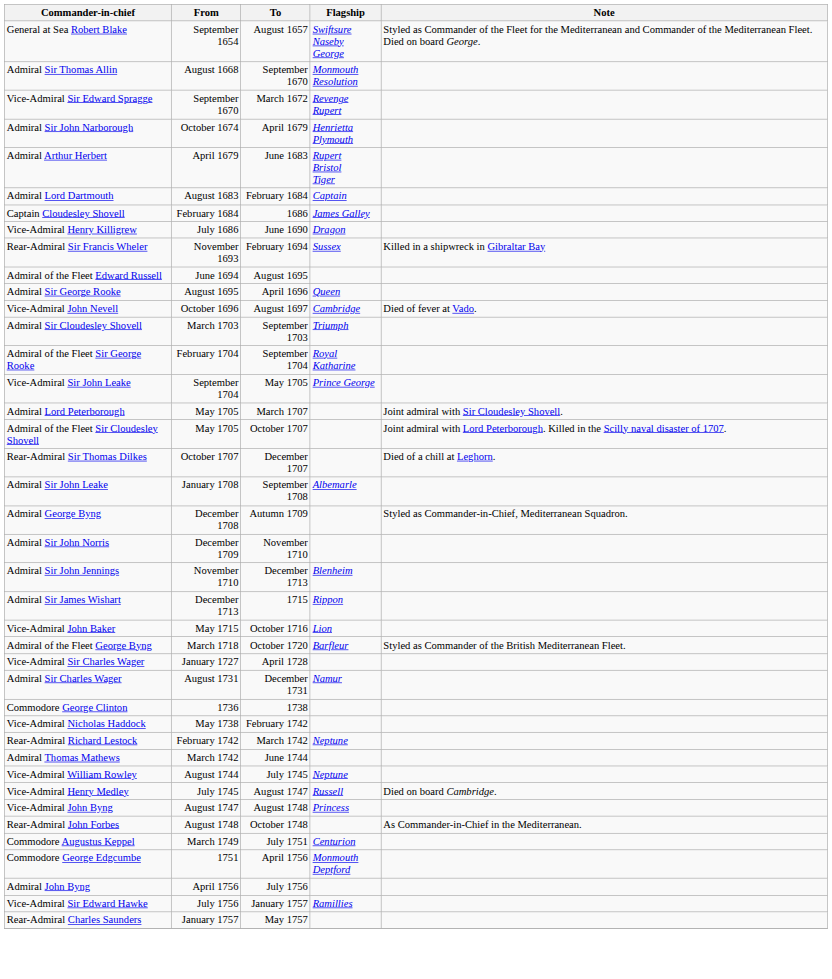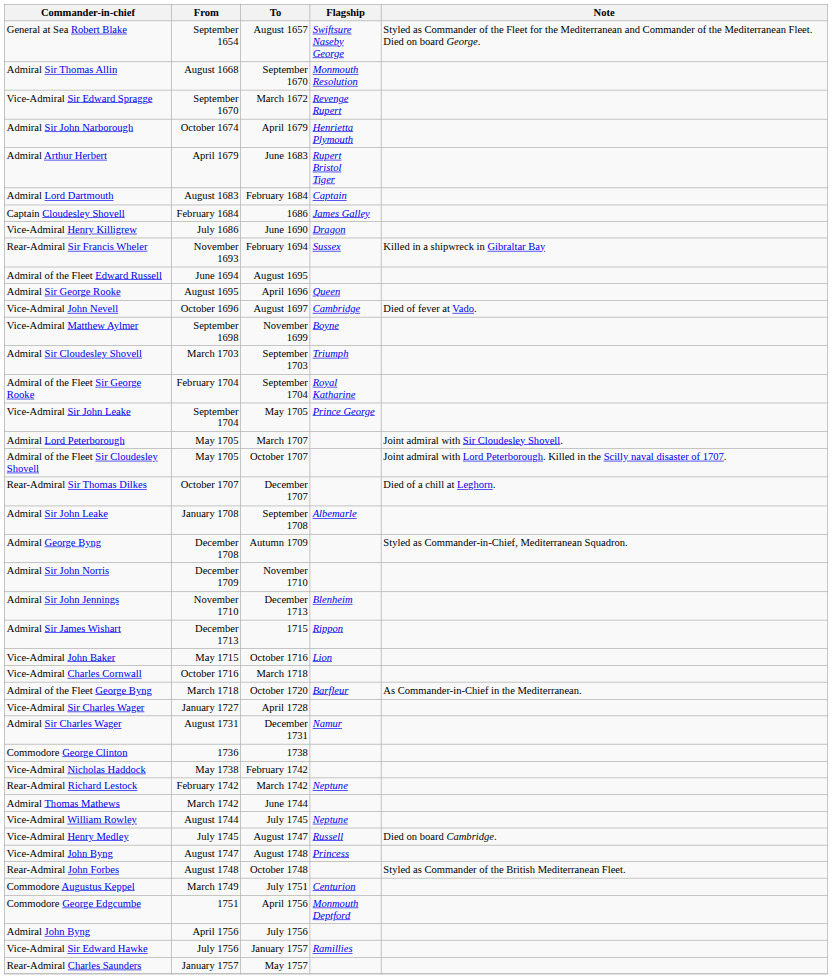+ row: (73, 325)
+ row: (74, 674)
(504, 645) Styled as Commander of the British Mediterranean Fleet. -> (483, 690) As Commander-in-Chief in the Mediterranean.
(483, 824) As Commander-in-Chief in the Mediterranean. -> (504, 870) Styled as Commander of the British Mediterranean Fleet.
